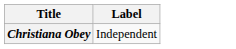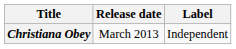+ column: (129, 14)
